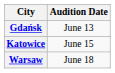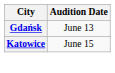- row: (26, 60)
